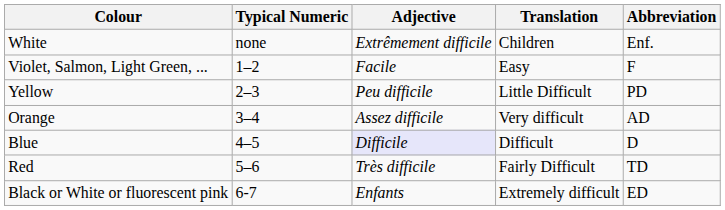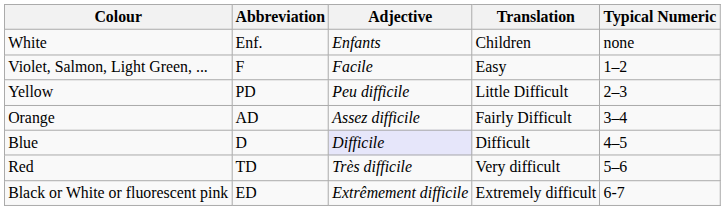columns swapped: (672, 17) <-> (292, 17)
(424, 42) Extrêmement difficile -> (357, 42) Enfants
(541, 117) Very difficult -> (524, 117) Fairly Difficult
(547, 167) Fairly Difficult -> (518, 167) Very difficult
(380, 192) Enfants -> (400, 192) Extrêmement difficile
